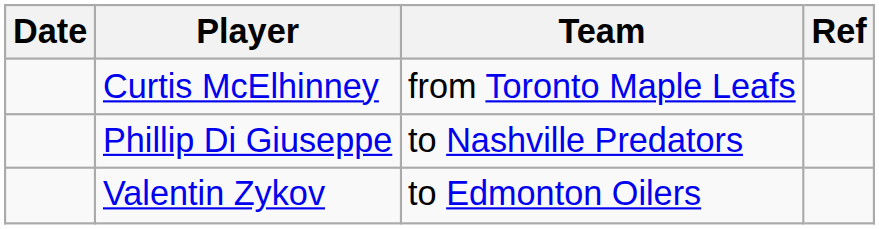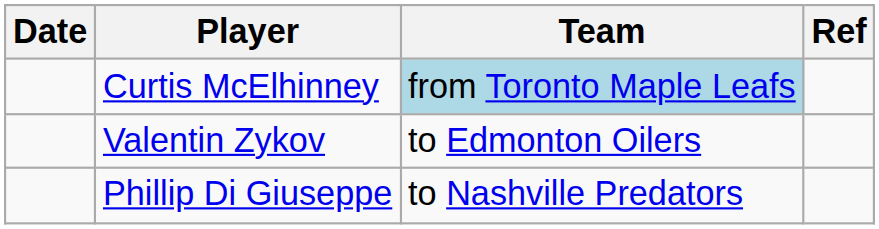(602, 85) no background -> (602, 85) lightblue background
rows swapped: (214, 194) <-> (248, 140)
